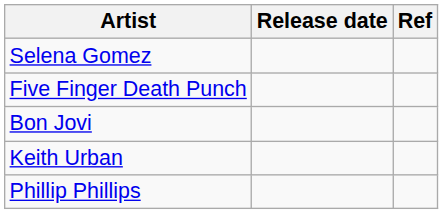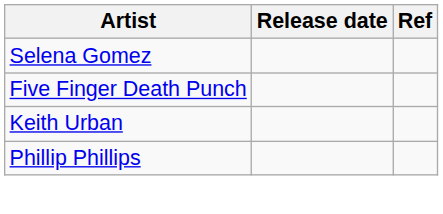- row: (51, 123)
